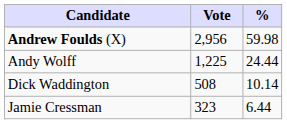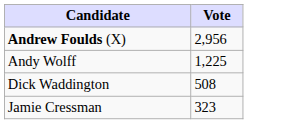- column: (262, 15)
